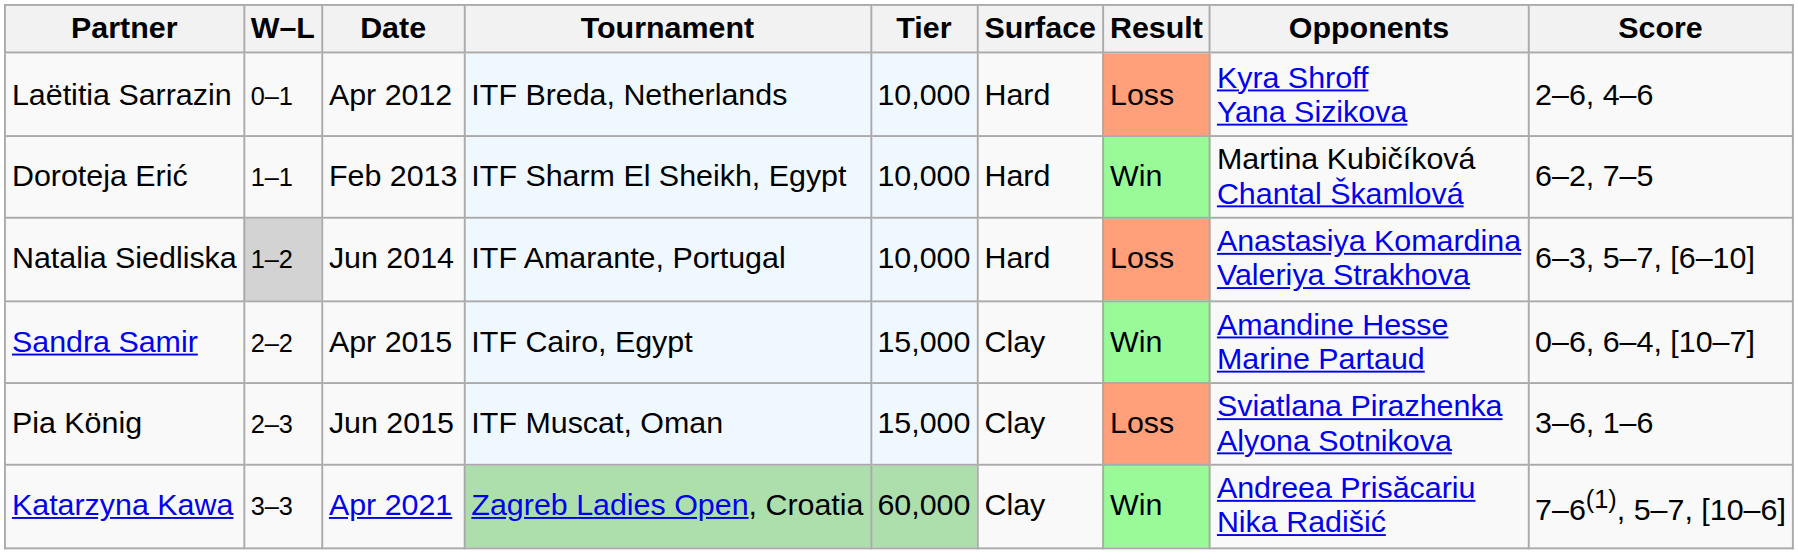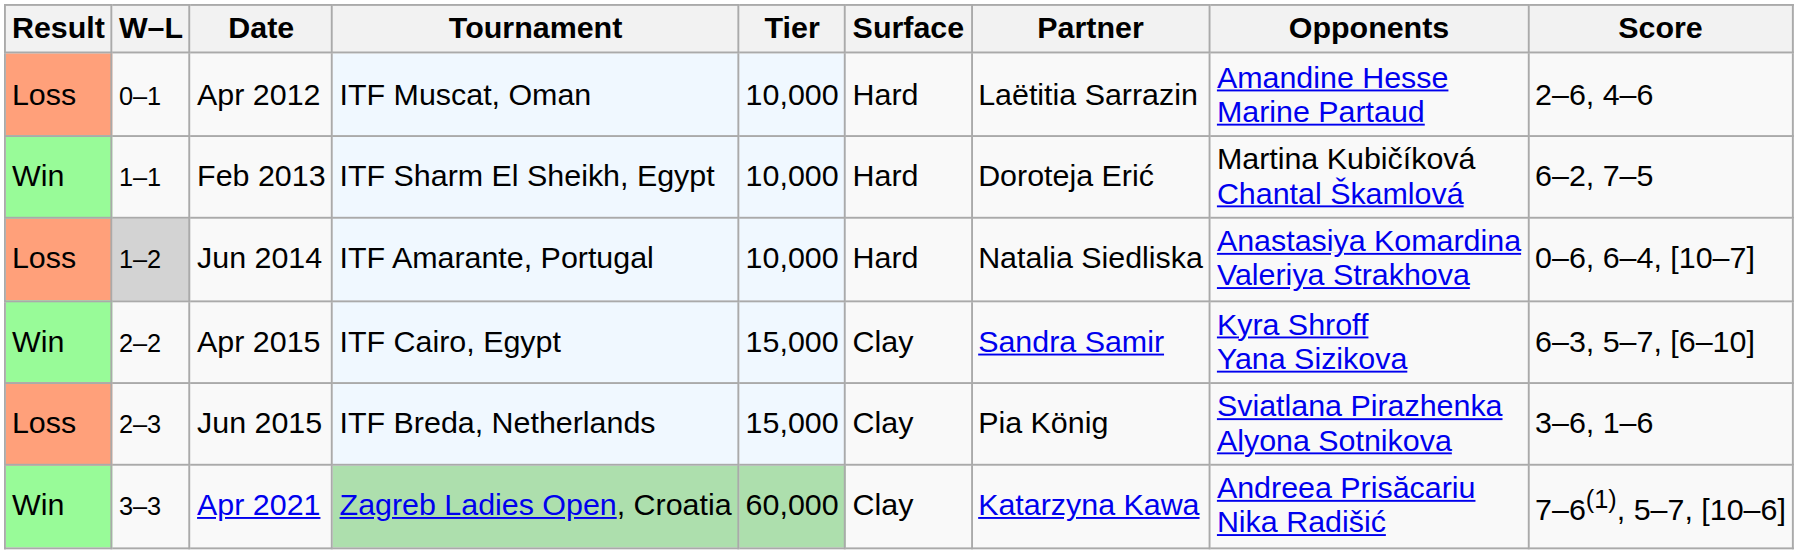columns swapped: (1156, 28) <-> (124, 28)
(629, 93) ITF Breda, Netherlands -> (465, 93) ITF Muscat, Oman
(1312, 93) Kyra Shroff Yana Sizikova -> (1333, 93) Amandine Hesse Marine Partaud
(1645, 258) 6–3, 5–7, [6–10] -> (1645, 258) 0–6, 6–4, [10–7]
(1333, 341) Amandine Hesse Marine Partaud -> (1312, 341) Kyra Shroff Yana Sizikova
(1645, 341) 0–6, 6–4, [10–7] -> (1645, 341) 6–3, 5–7, [6–10]
(597, 423) ITF Muscat, Oman -> (498, 423) ITF Breda, Netherlands
